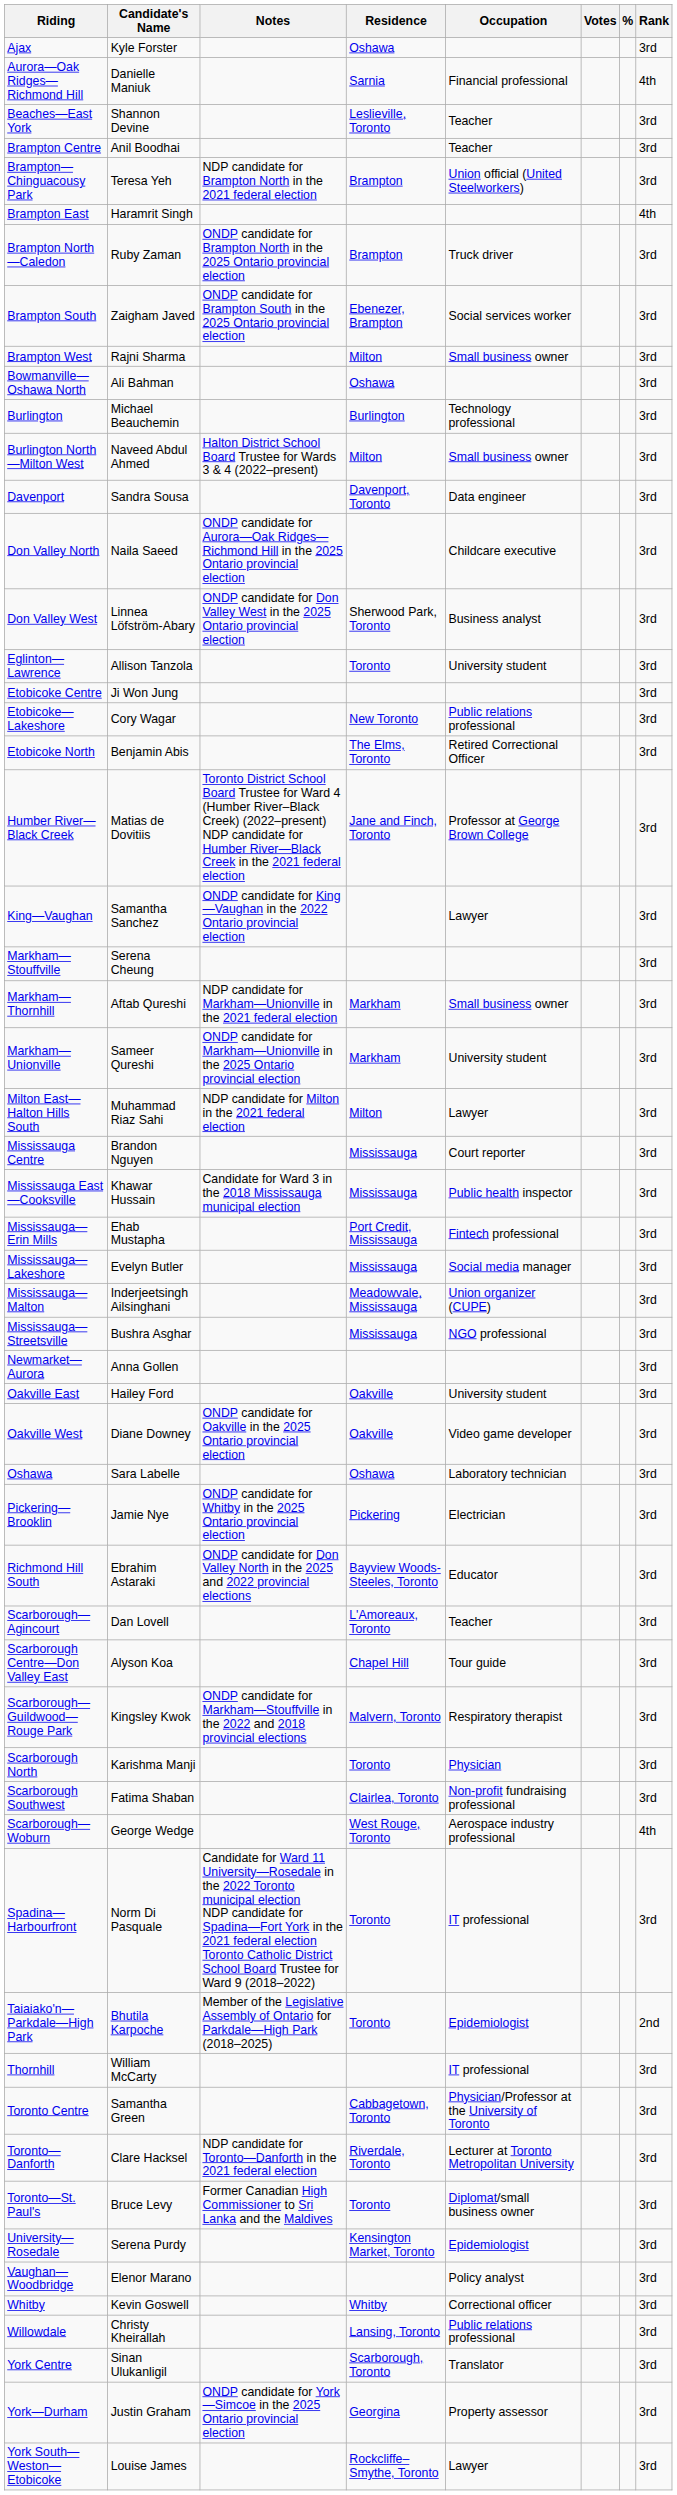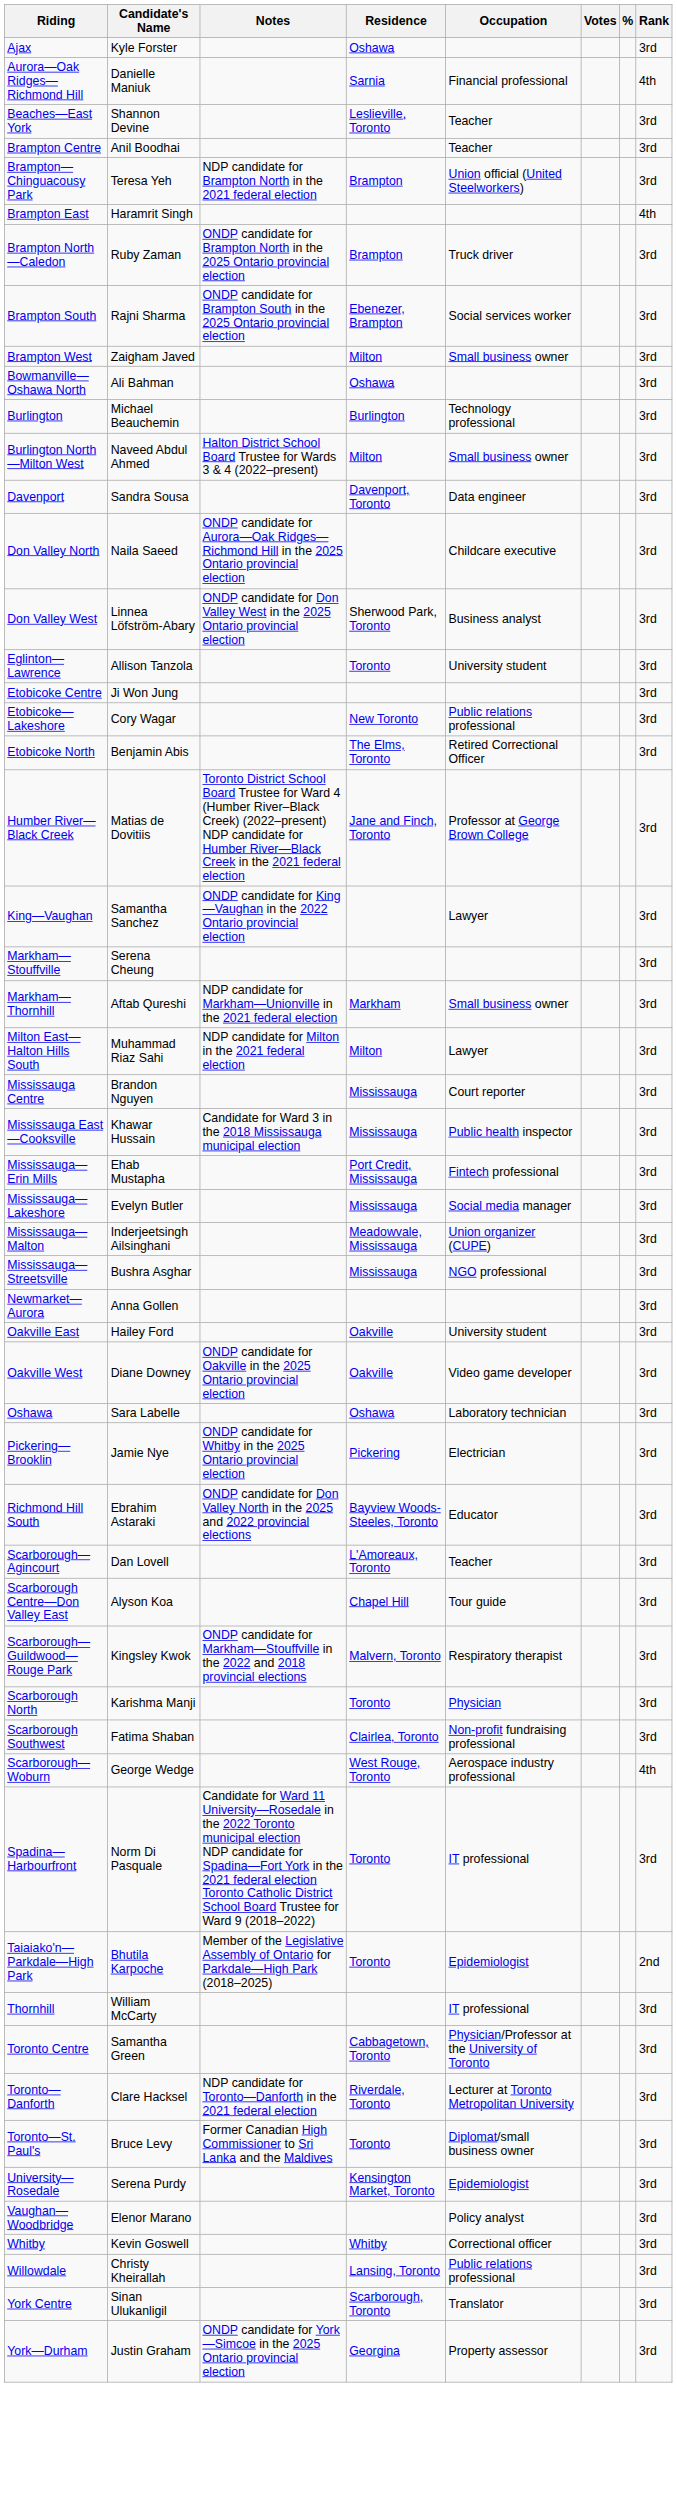(153, 316) Zaigham Javed -> (148, 316) Rajni Sharma
(148, 356) Rajni Sharma -> (153, 356) Zaigham Javed
- row: (39, 1058)
- row: (43, 2466)
